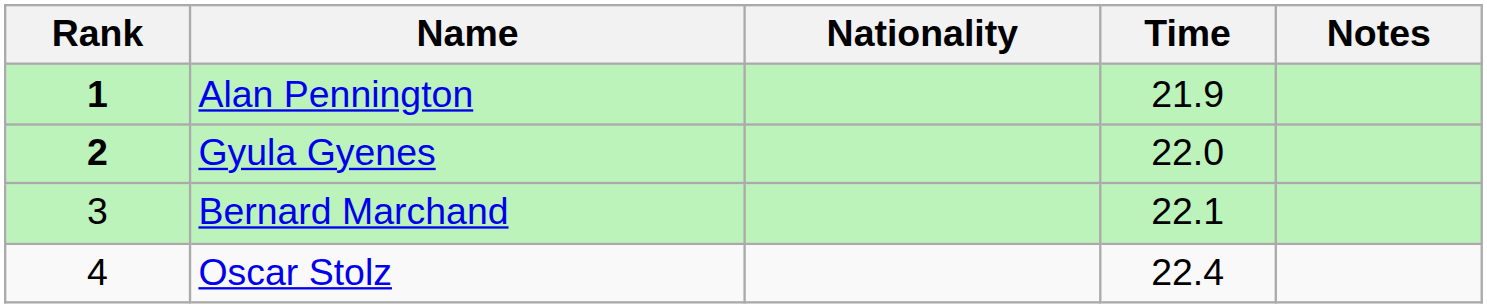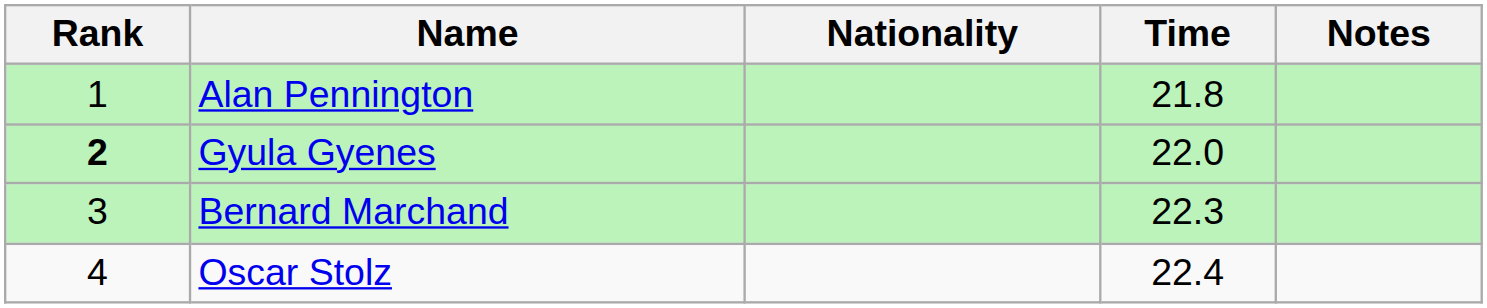(97, 93) bold -> (97, 93) normal
(1188, 93) 21.9 -> (1188, 93) 21.8
(1188, 212) 22.1 -> (1188, 212) 22.3
